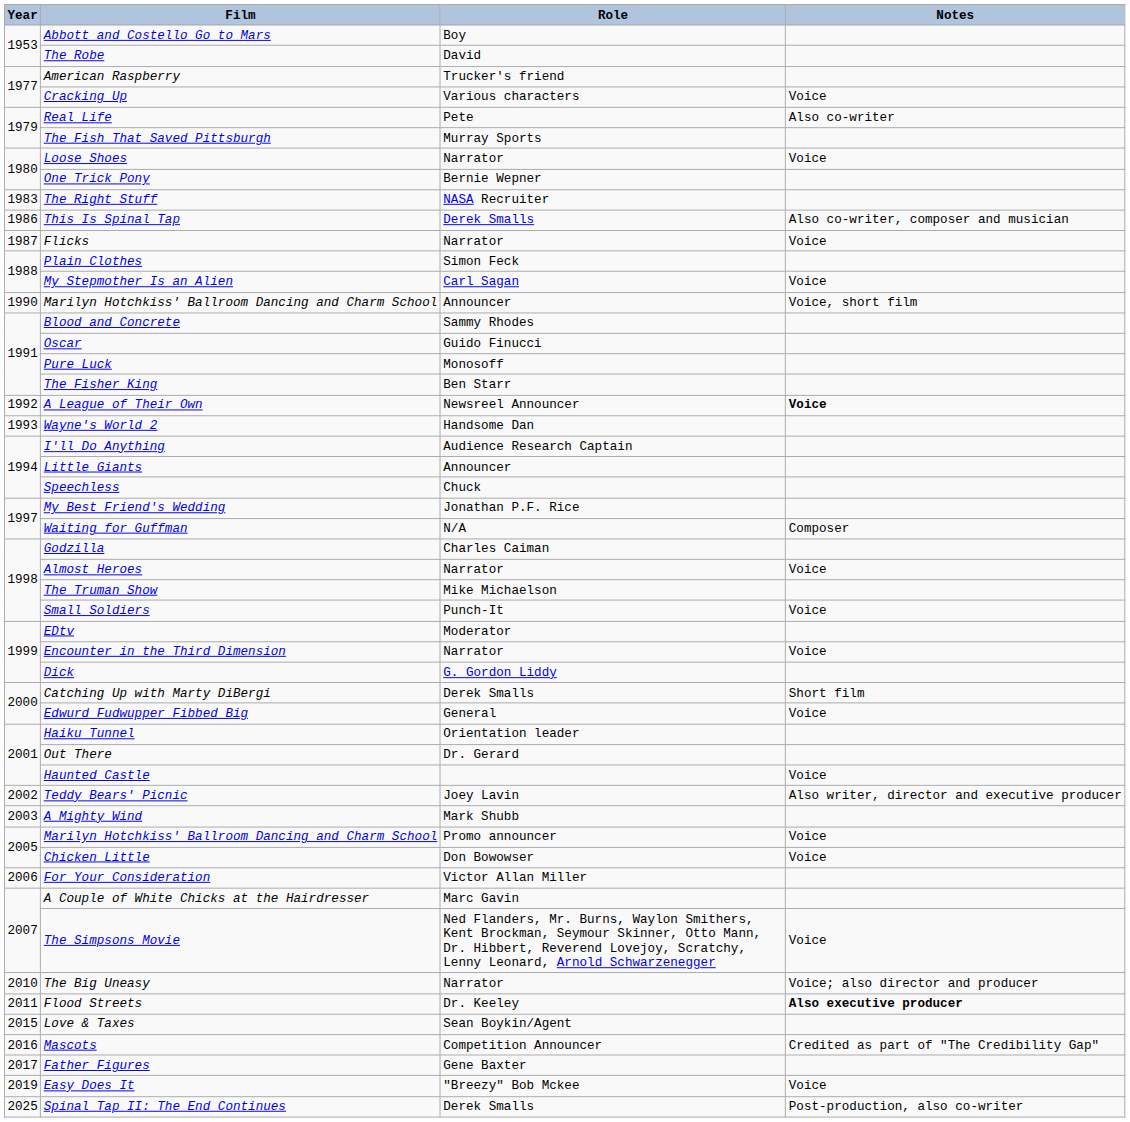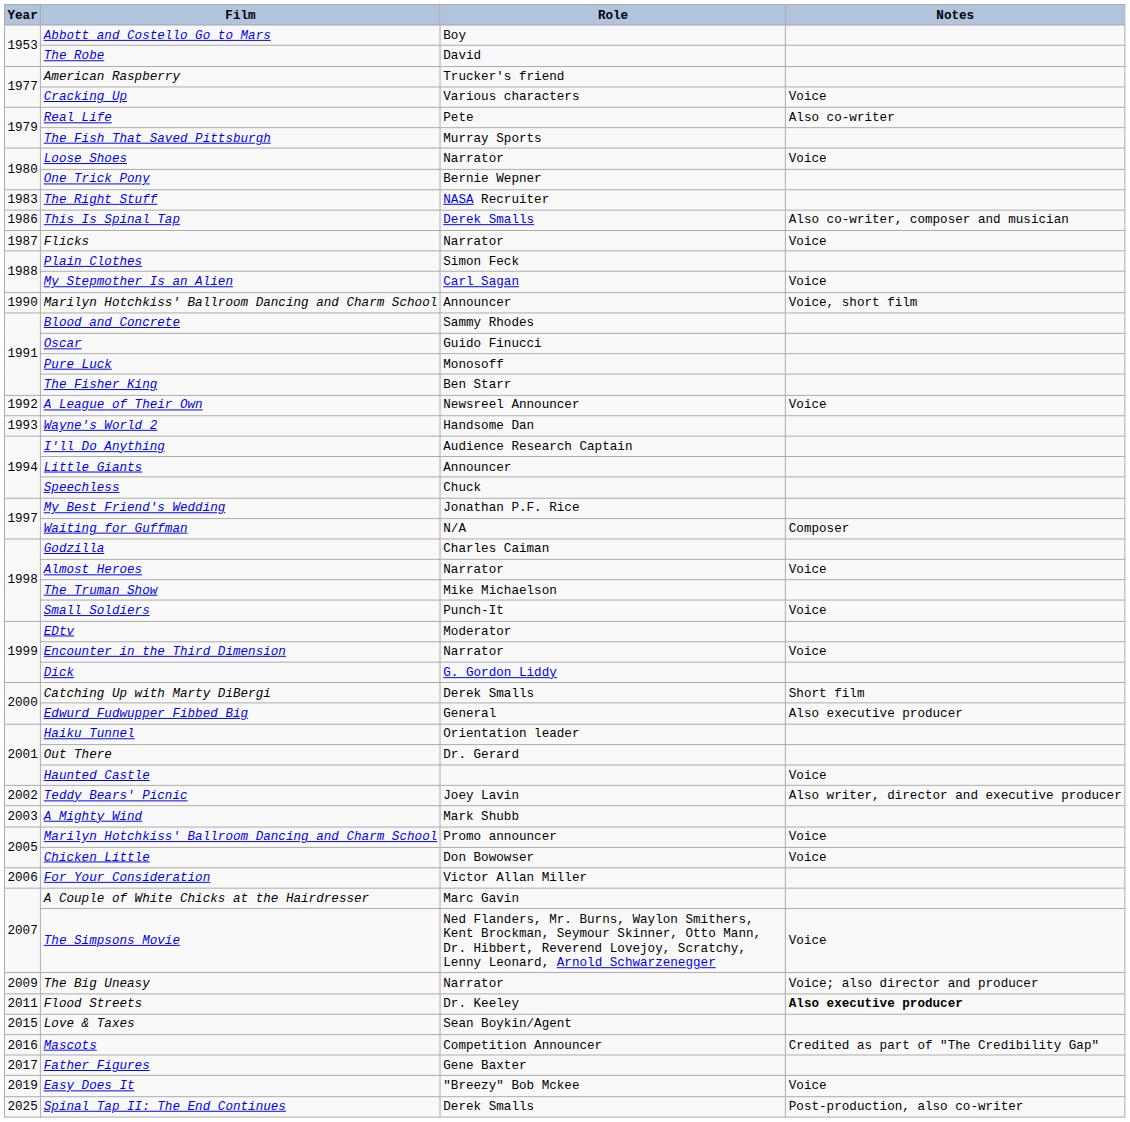(808, 405) bold -> (808, 405) normal
(808, 714) Voice -> (876, 714) Also executive producer
(23, 983) 2010 -> (23, 983) 2009
